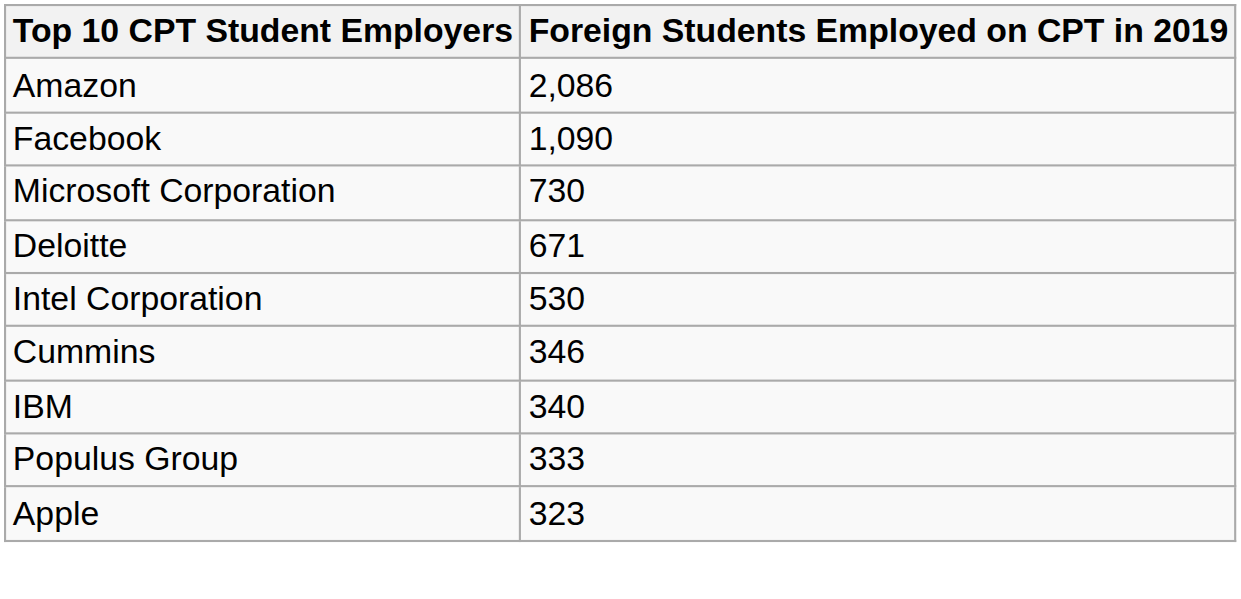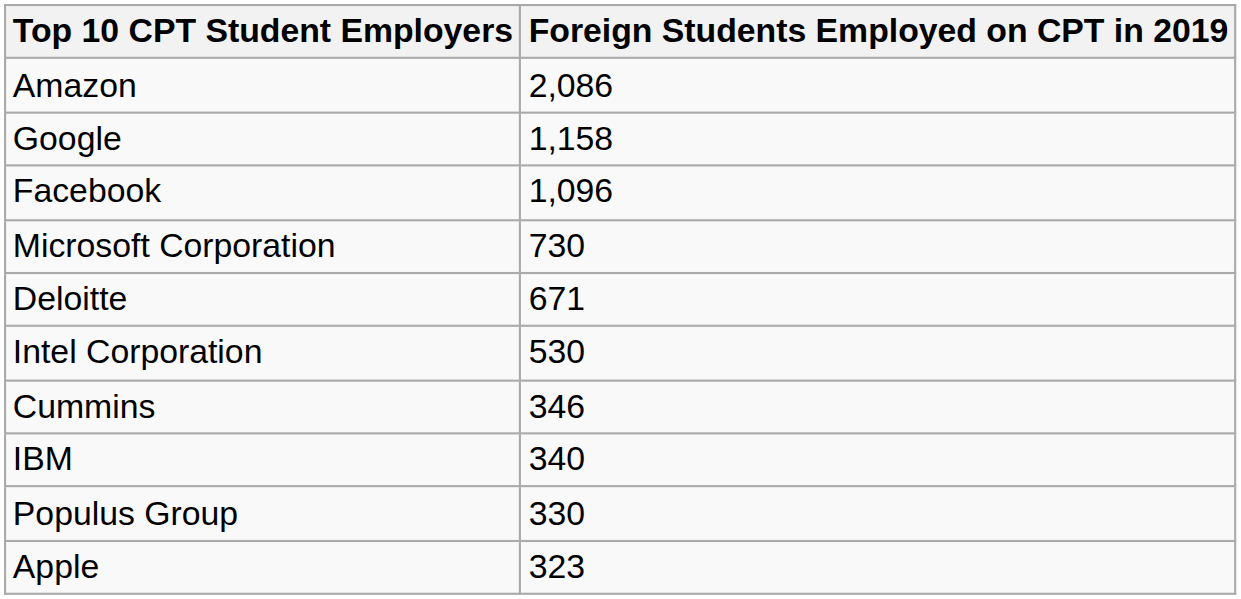+ row: (67, 138)
(571, 138) 1,090 -> (571, 191) 1,096
(557, 459) 333 -> (557, 513) 330
